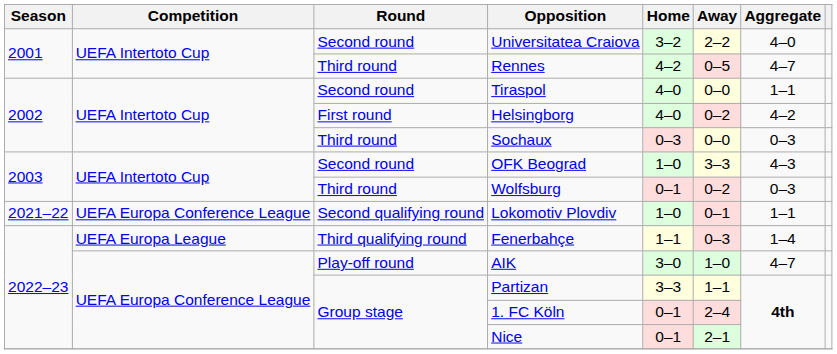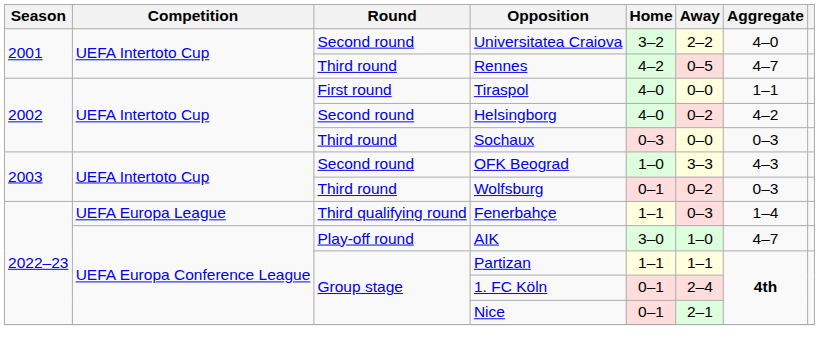(366, 90) Second round -> (355, 90) First round
(355, 115) First round -> (366, 115) Second round
- row: (554, 213)
(668, 287) 3–3 -> (651, 262) 1–1
